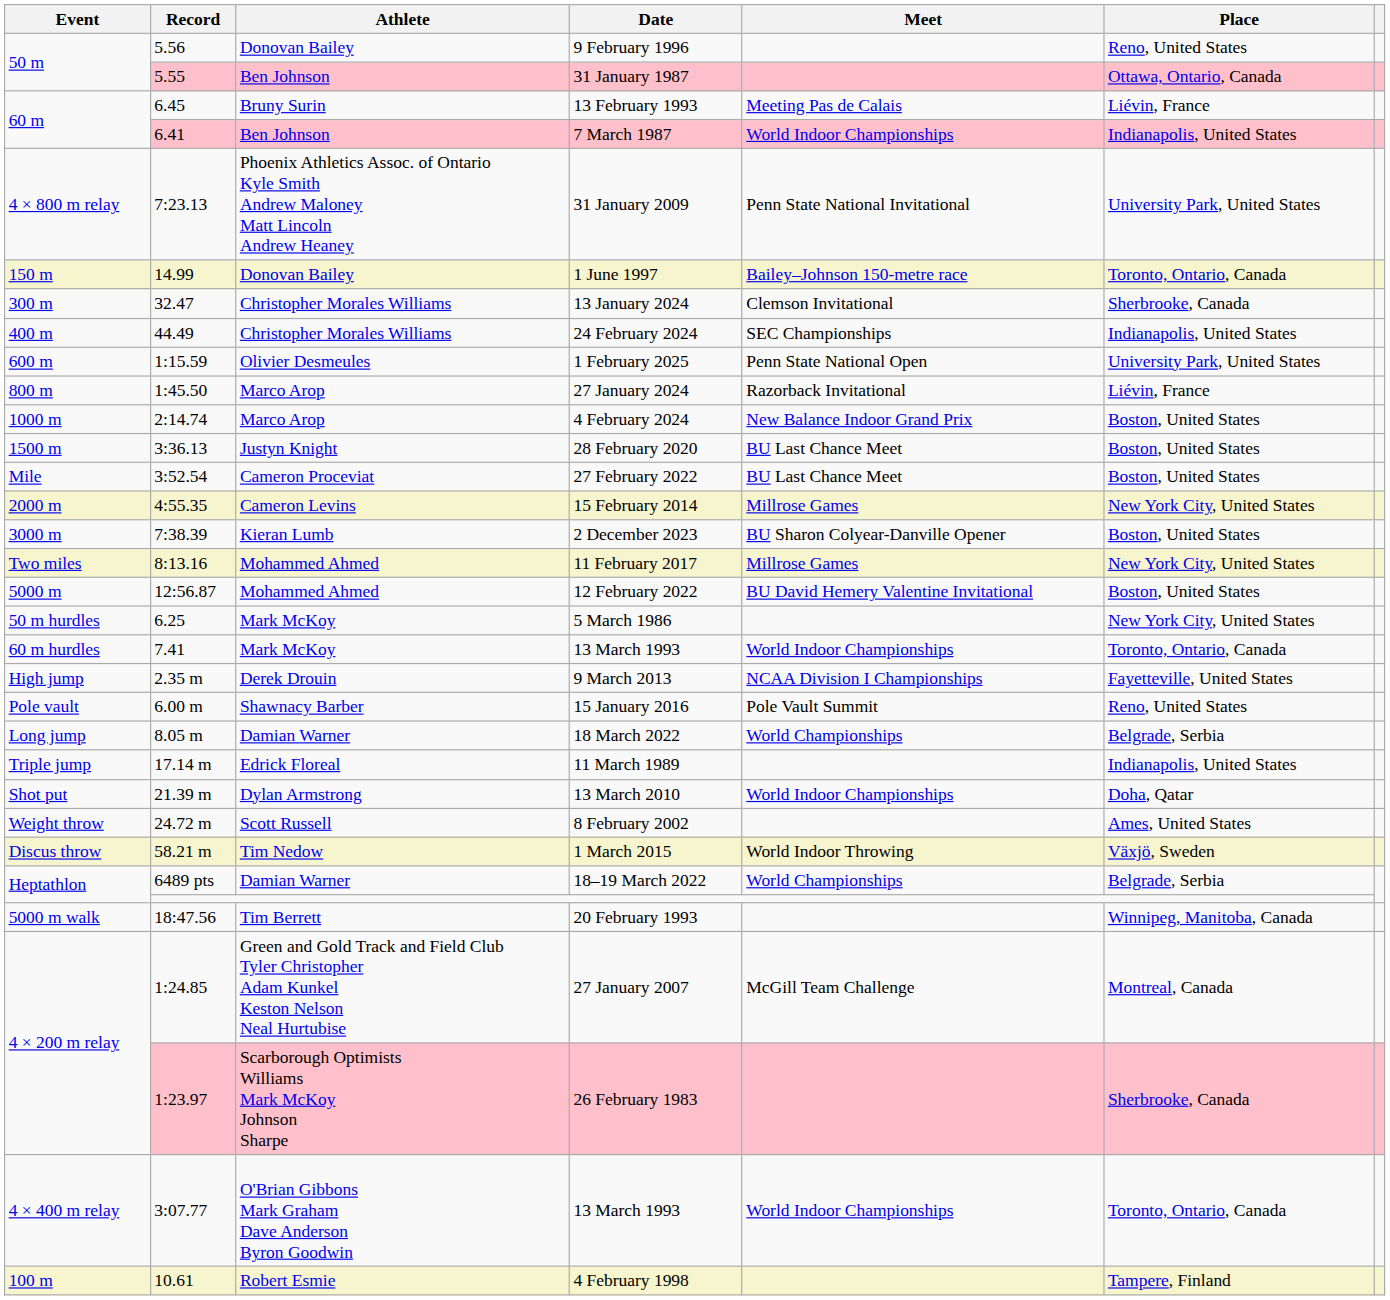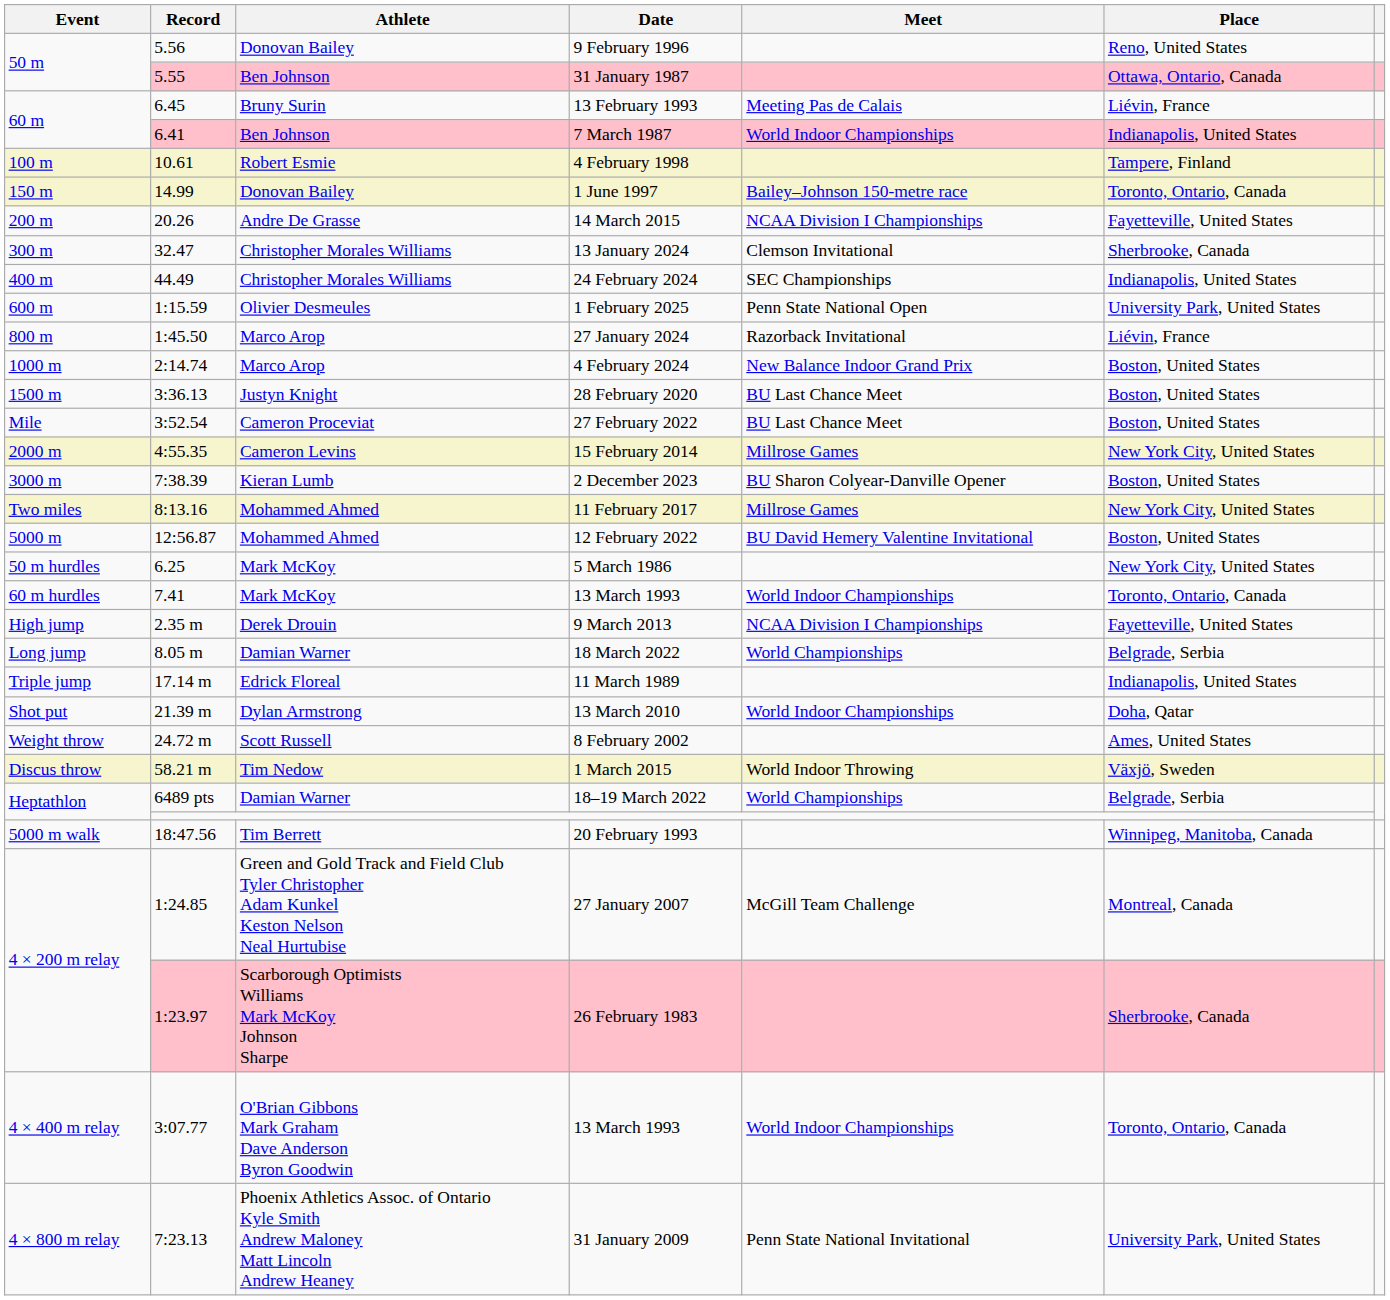rows swapped: (174, 1280) <-> (181, 204)
+ row: (174, 220)
- row: (179, 707)
